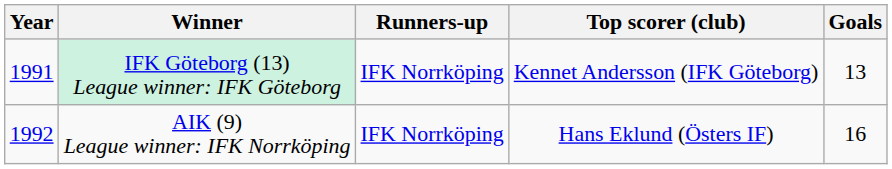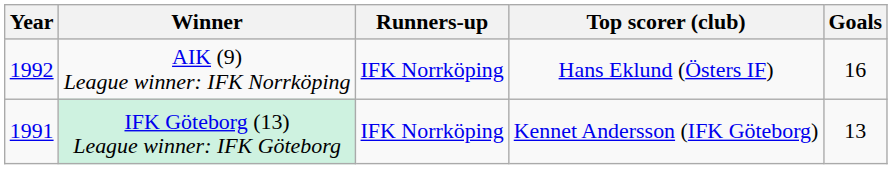rows swapped: (207, 74) <-> (207, 134)
